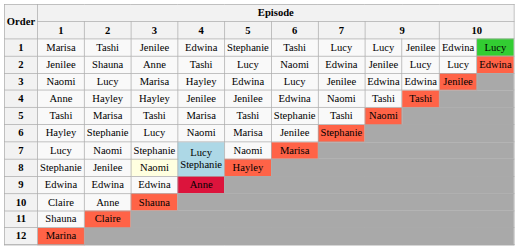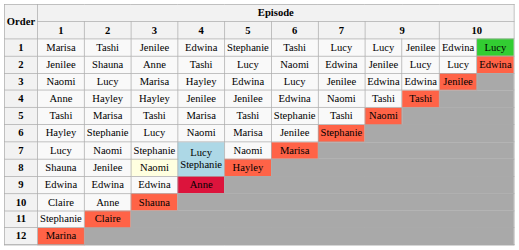(61, 167) Stephanie -> (61, 167) Shauna
(61, 219) Shauna -> (61, 219) Stephanie
